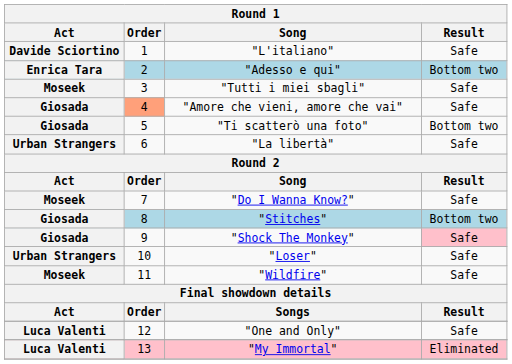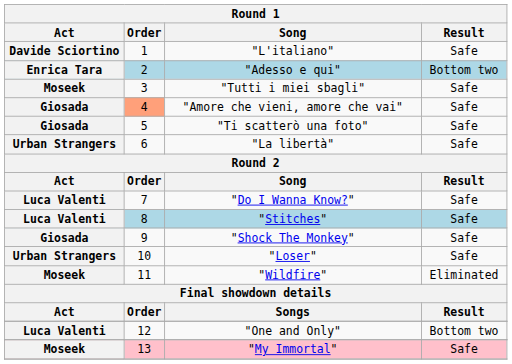(464, 126) Bottom two -> (464, 126) Safe
(64, 200) Moseek -> (64, 200) Luca Valenti
(64, 219) Giosada -> (64, 219) Luca Valenti
(464, 219) Bottom two -> (464, 219) Safe
(464, 238) pink background -> (464, 238) no background
(464, 275) Safe -> (464, 275) Eliminated
(464, 331) Safe -> (464, 331) Bottom two
(64, 349) Luca Valenti -> (64, 349) Moseek
(464, 349) Eliminated -> (464, 349) Safe
